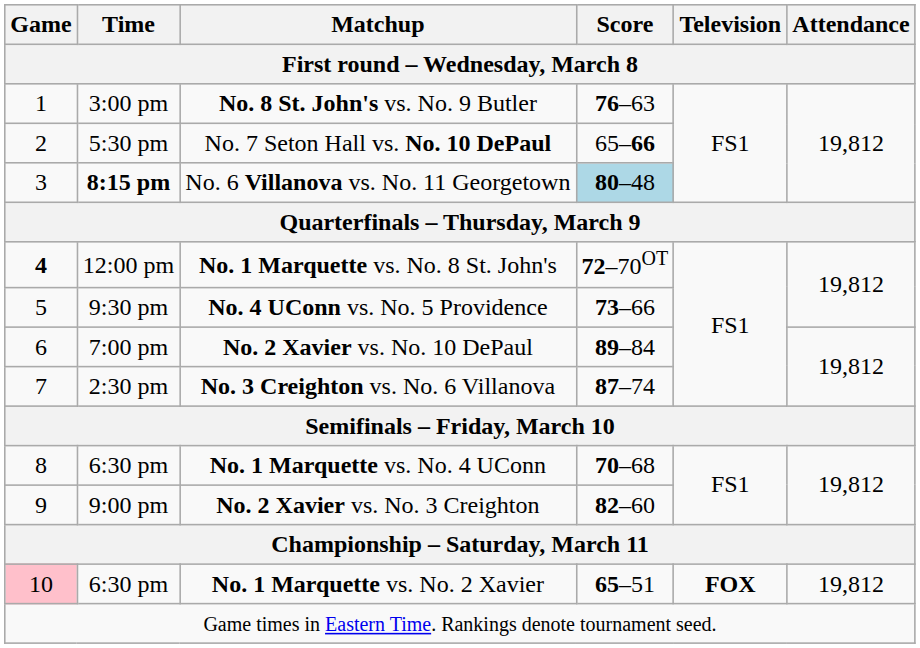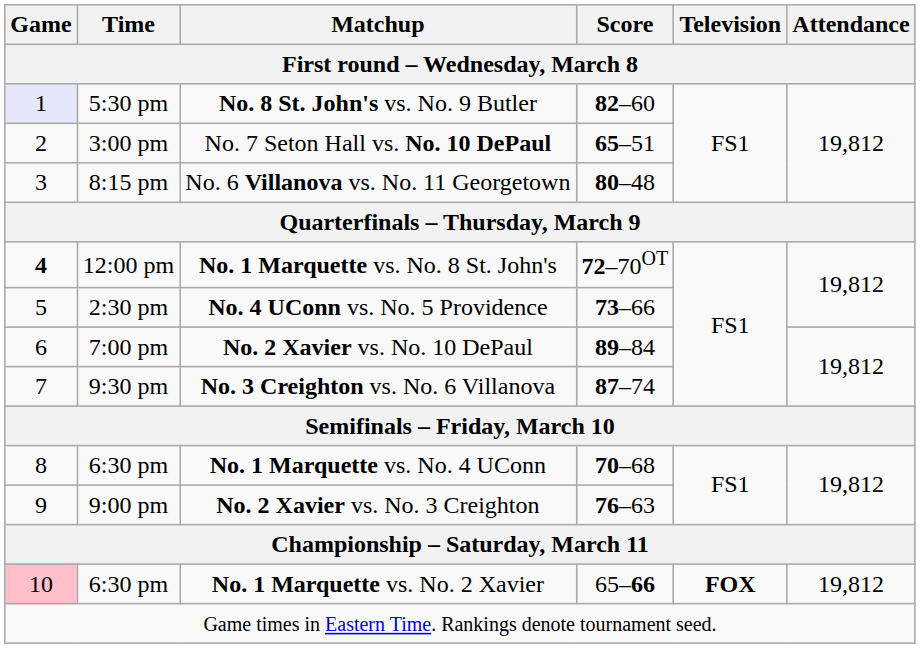(41, 103) no background -> (41, 103) lavender background
(129, 103) 3:00 pm -> (129, 103) 5:30 pm
(625, 103) 76–63 -> (625, 103) 82–60
(129, 143) 5:30 pm -> (129, 143) 3:00 pm
(625, 143) 65–66 -> (625, 143) 65–51
(129, 182) bold -> (129, 182) normal
(625, 182) lightblue background -> (625, 182) no background
(129, 306) 9:30 pm -> (129, 306) 2:30 pm
(129, 385) 2:30 pm -> (129, 385) 9:30 pm
(625, 504) 82–60 -> (625, 504) 76–63
(625, 583) 65–51 -> (625, 583) 65–66
